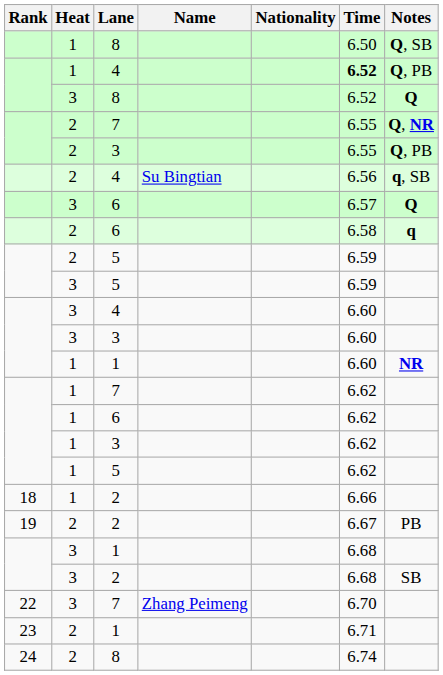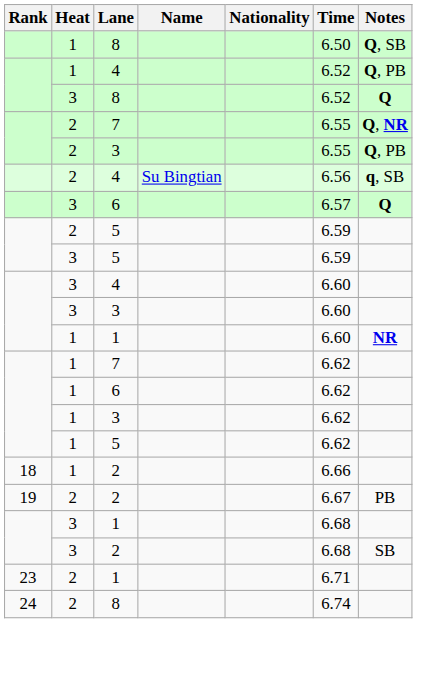(362, 71) bold -> (336, 71) normal
- row: (73, 230)
- row: (73, 603)
